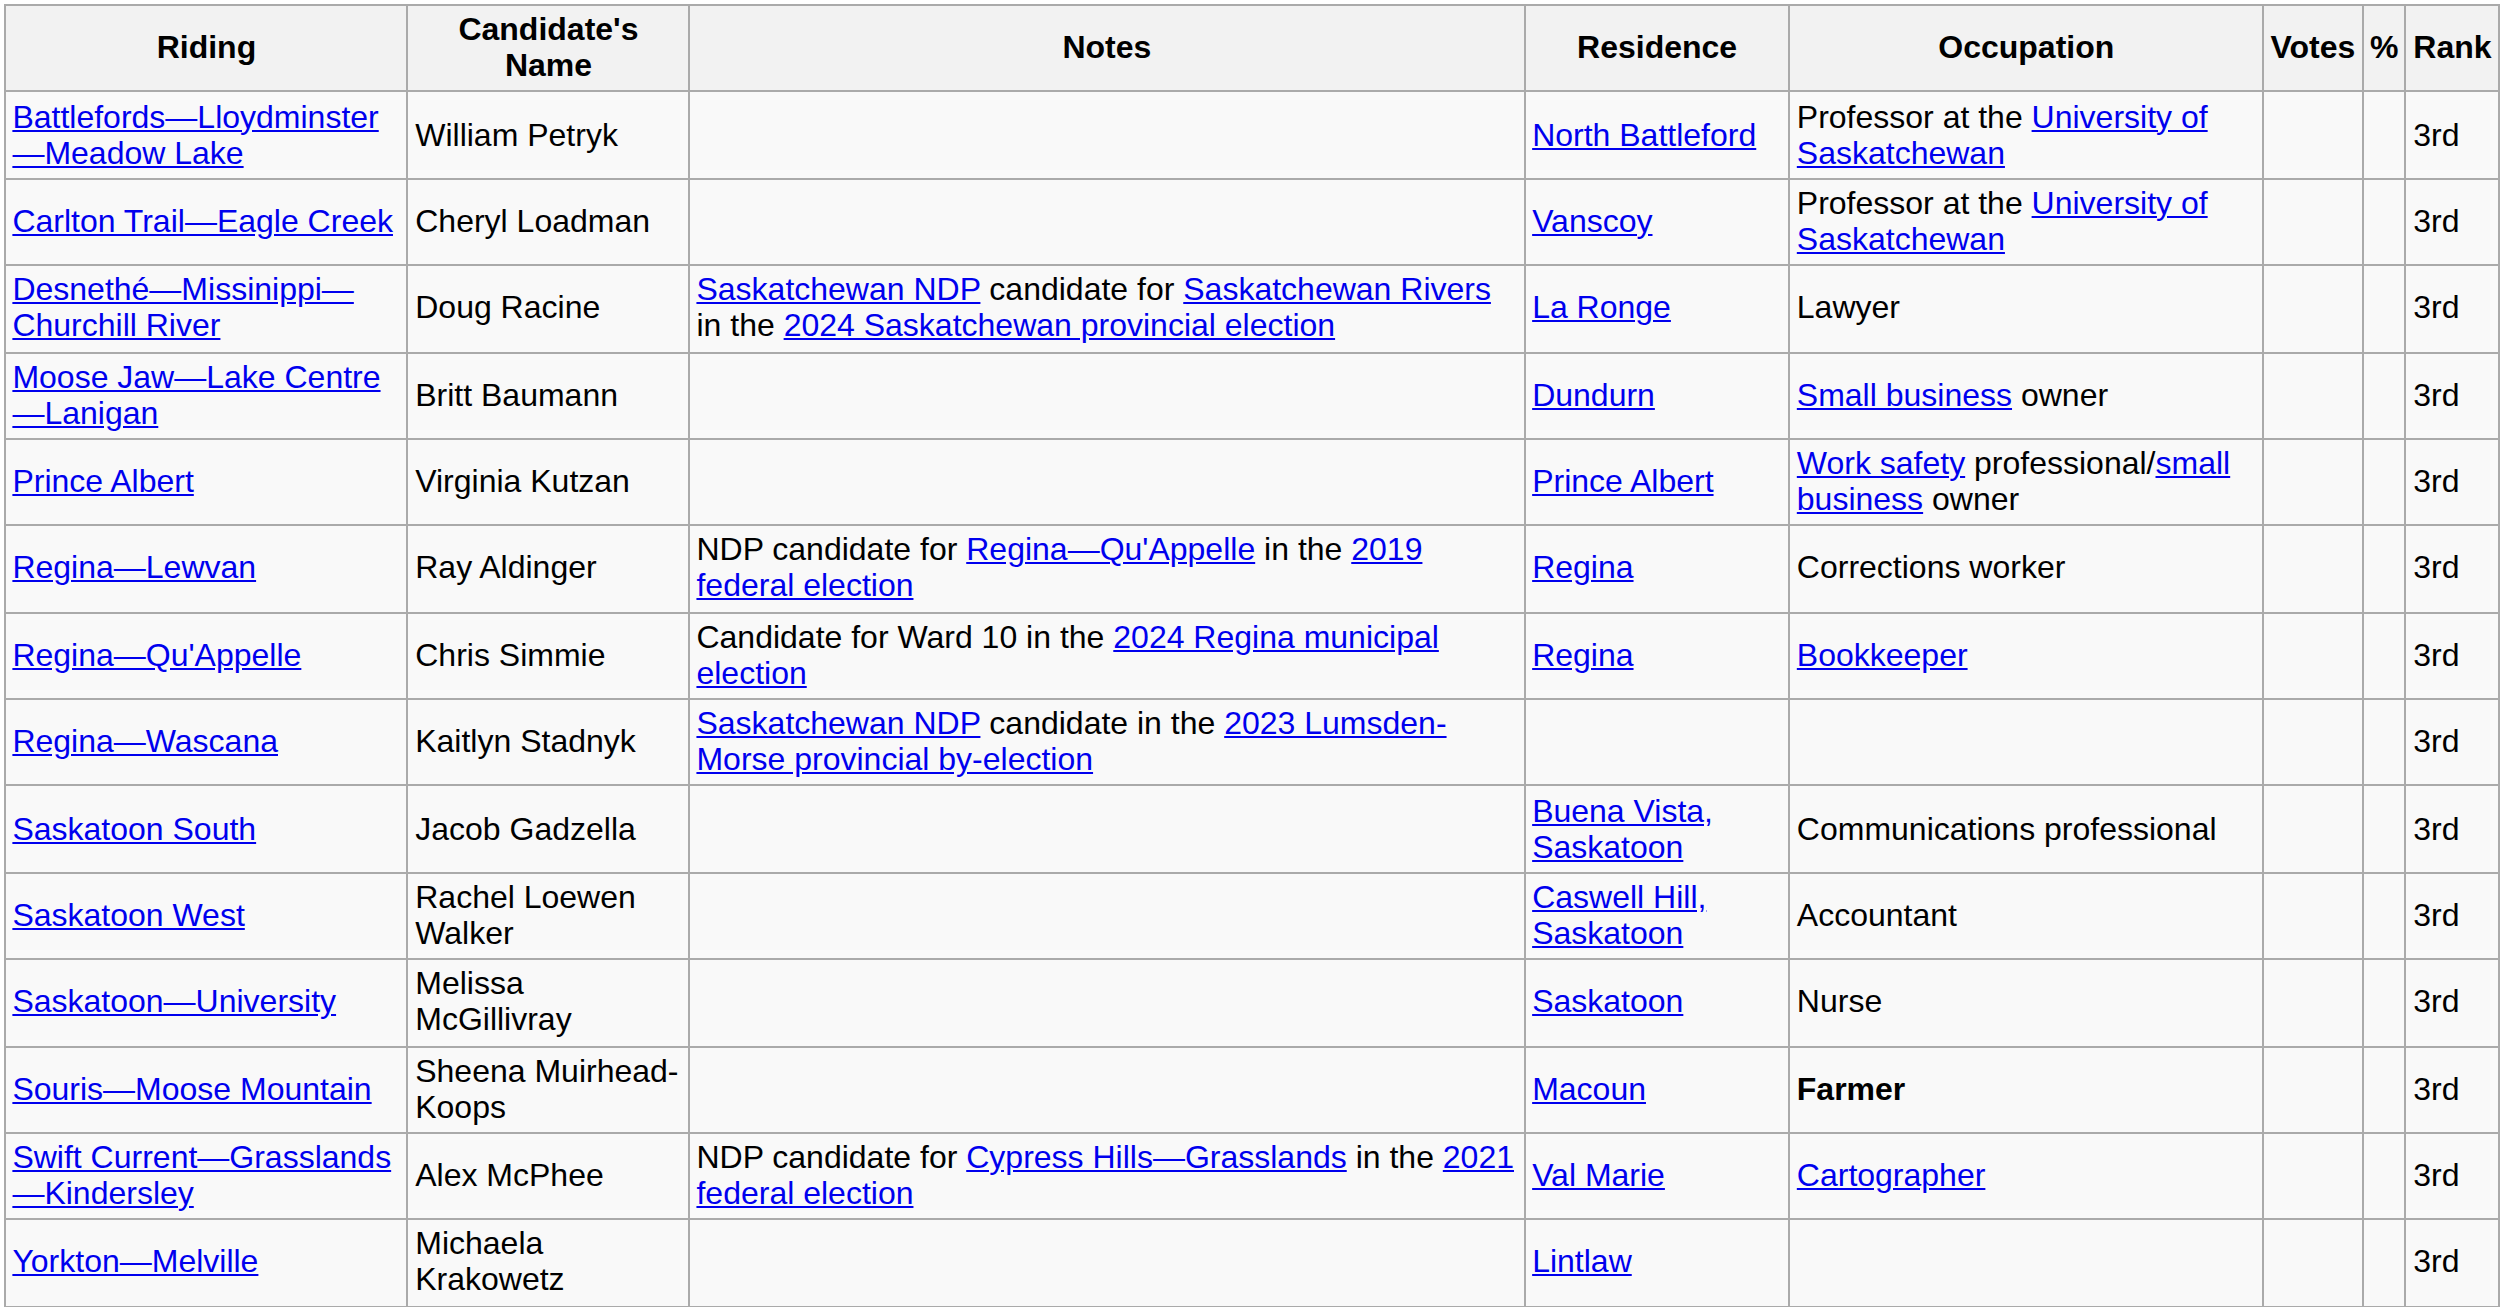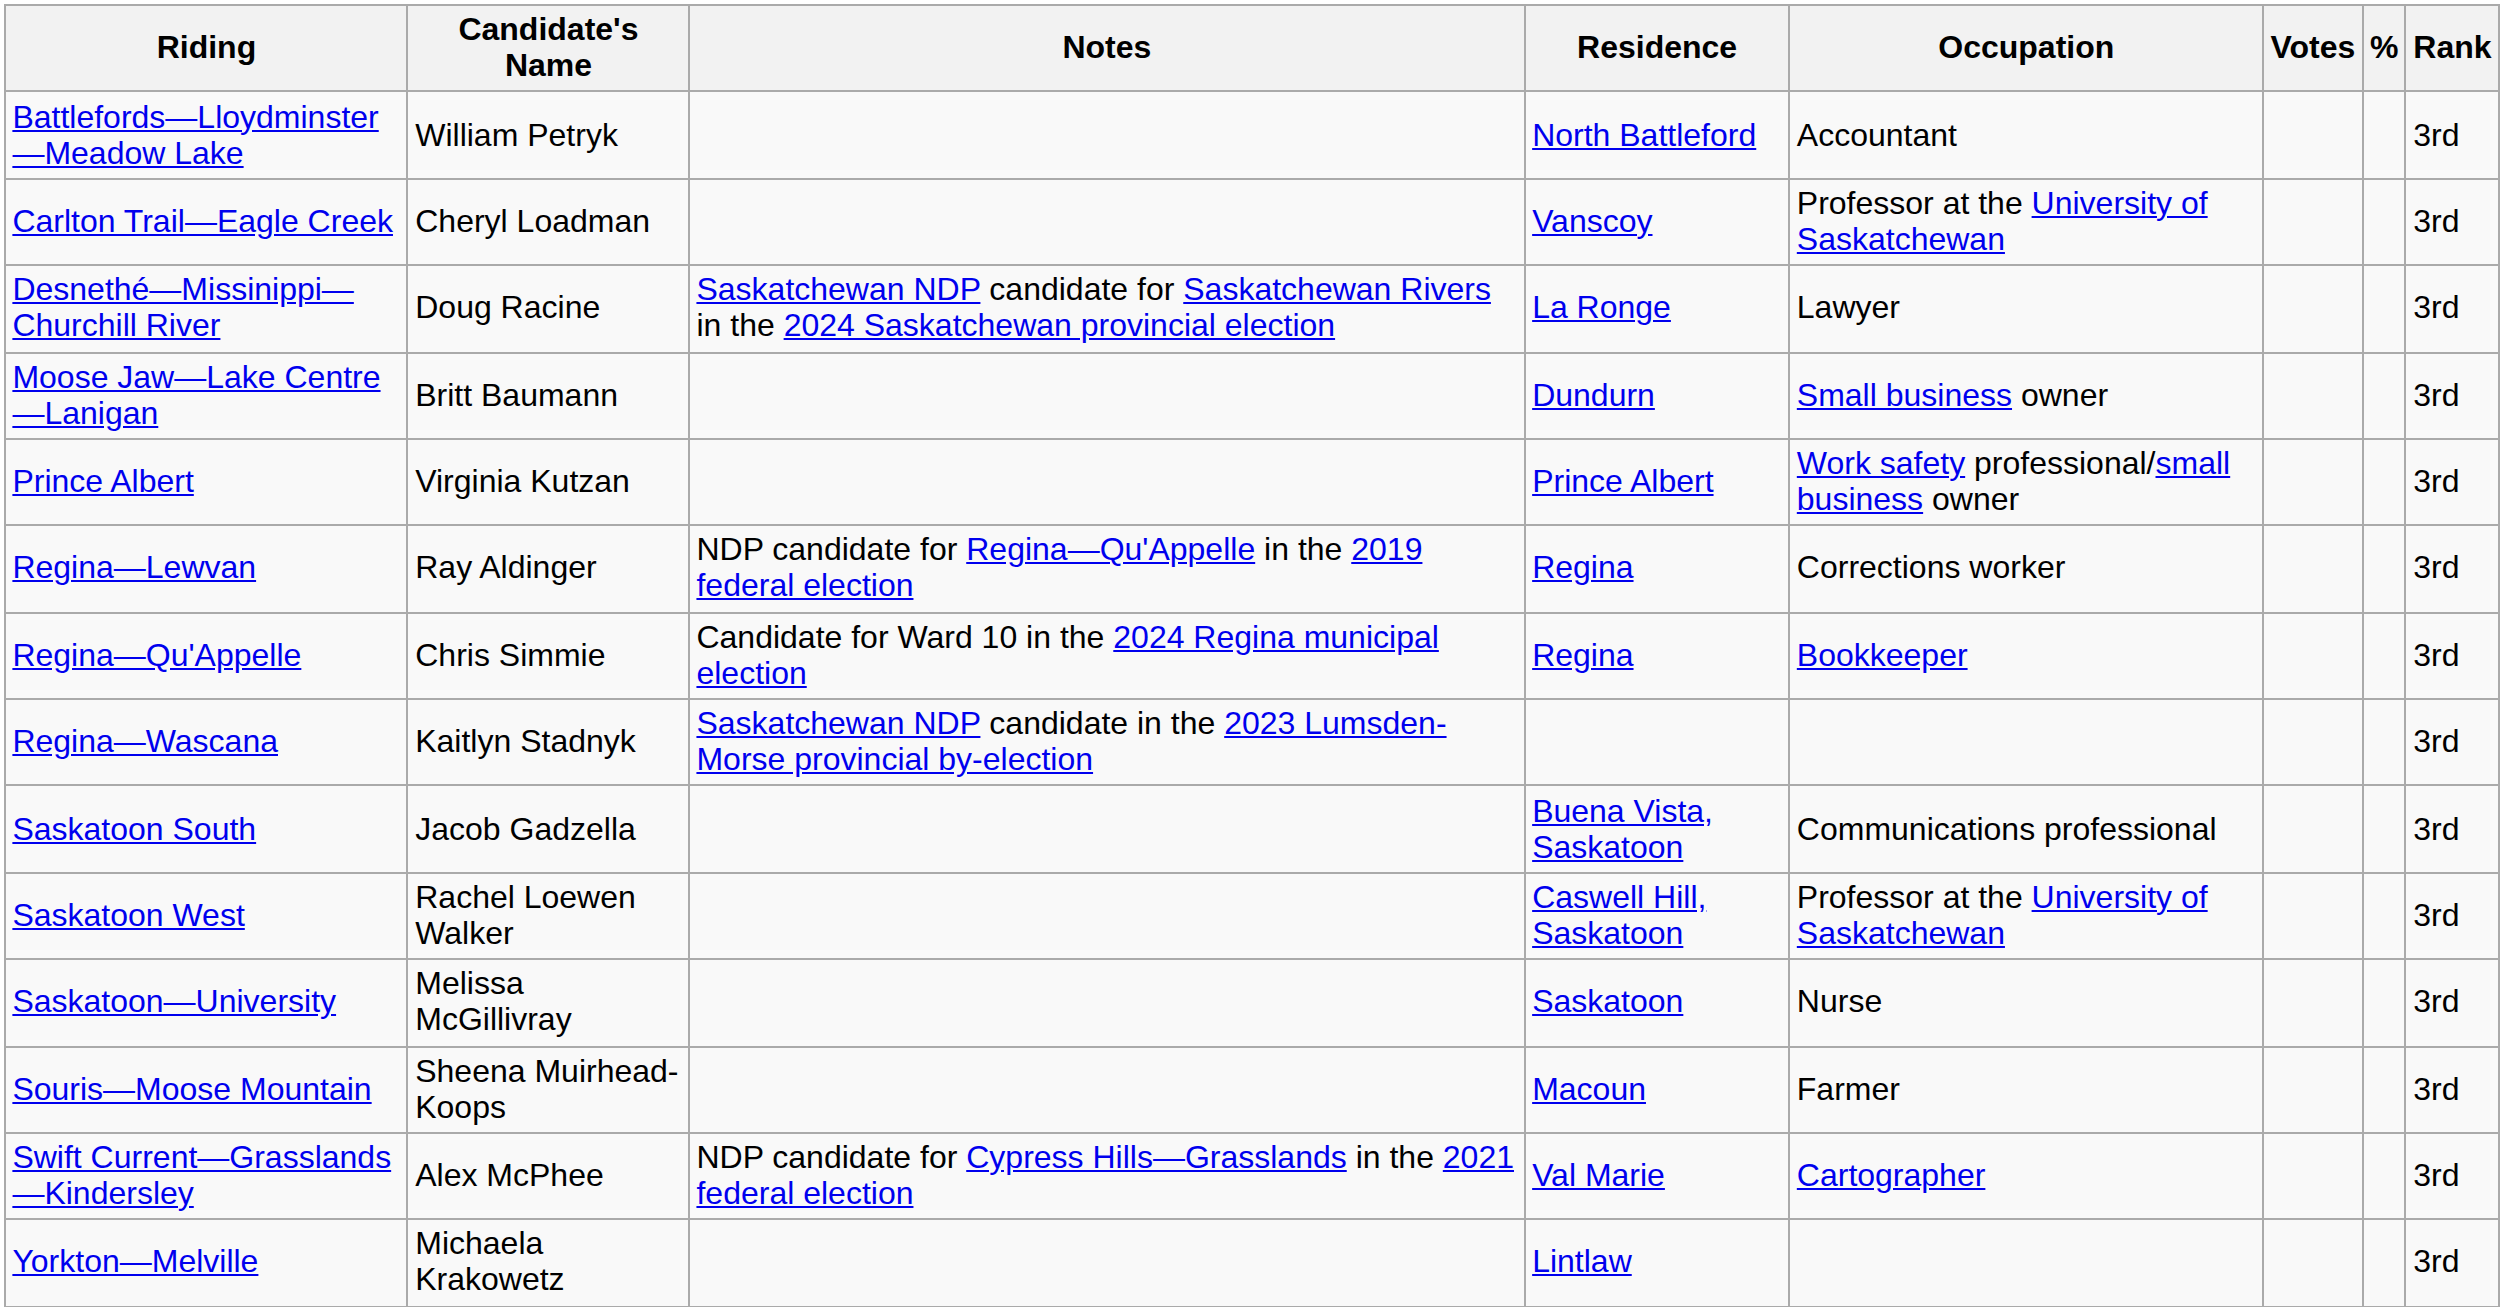(2002, 134) Professor at the University of Saskatchewan -> (1877, 134) Accountant
(1877, 915) Accountant -> (2002, 915) Professor at the University of Saskatchewan
(1851, 1088) bold -> (1848, 1088) normal
